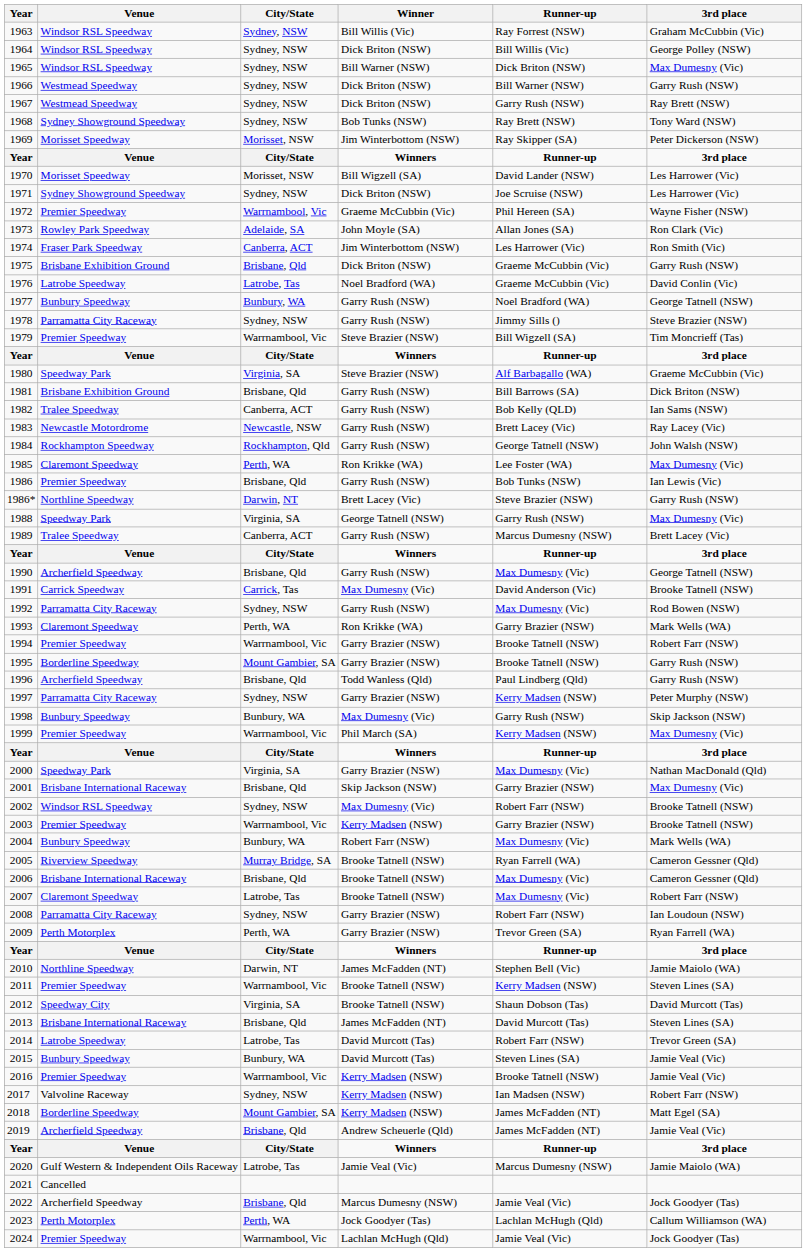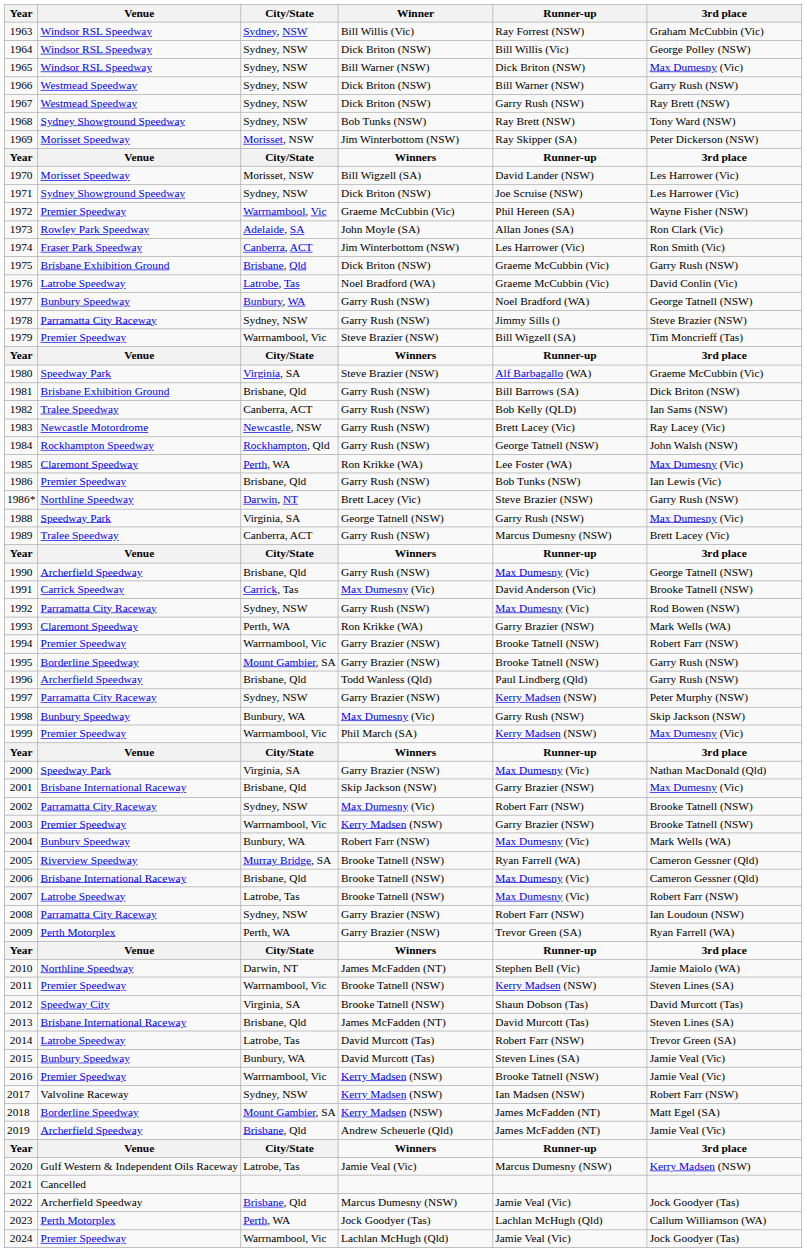(96, 806) Windsor RSL Speedway -> (99, 806) Parramatta City Raceway
(89, 896) Claremont Speedway -> (83, 896) Latrobe Speedway
(695, 1166) Jamie Maiolo (WA) -> (700, 1166) Kerry Madsen (NSW)
